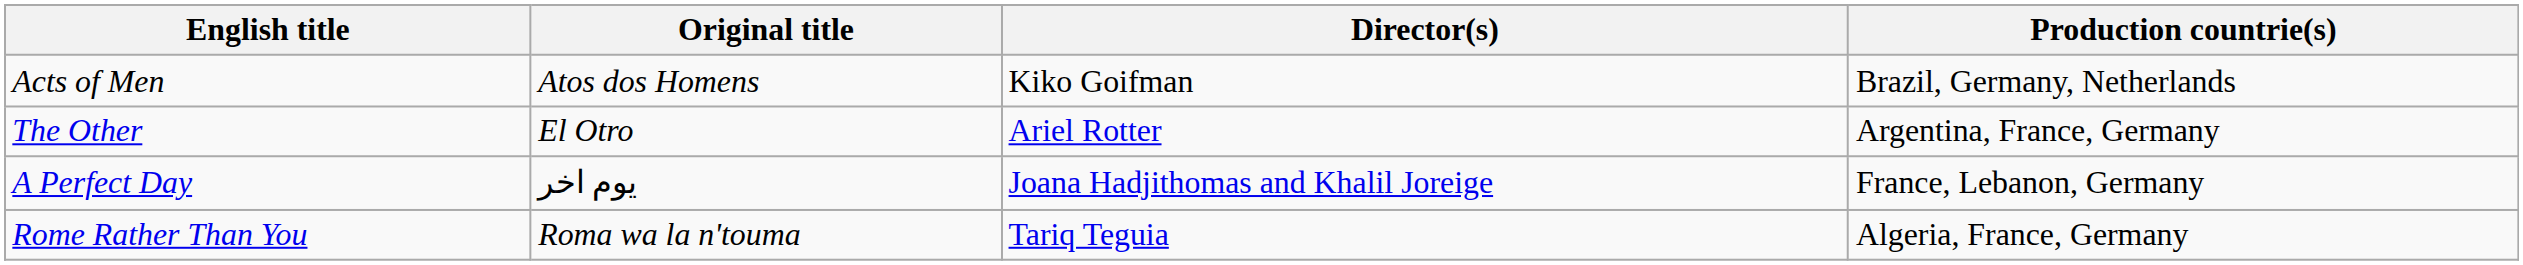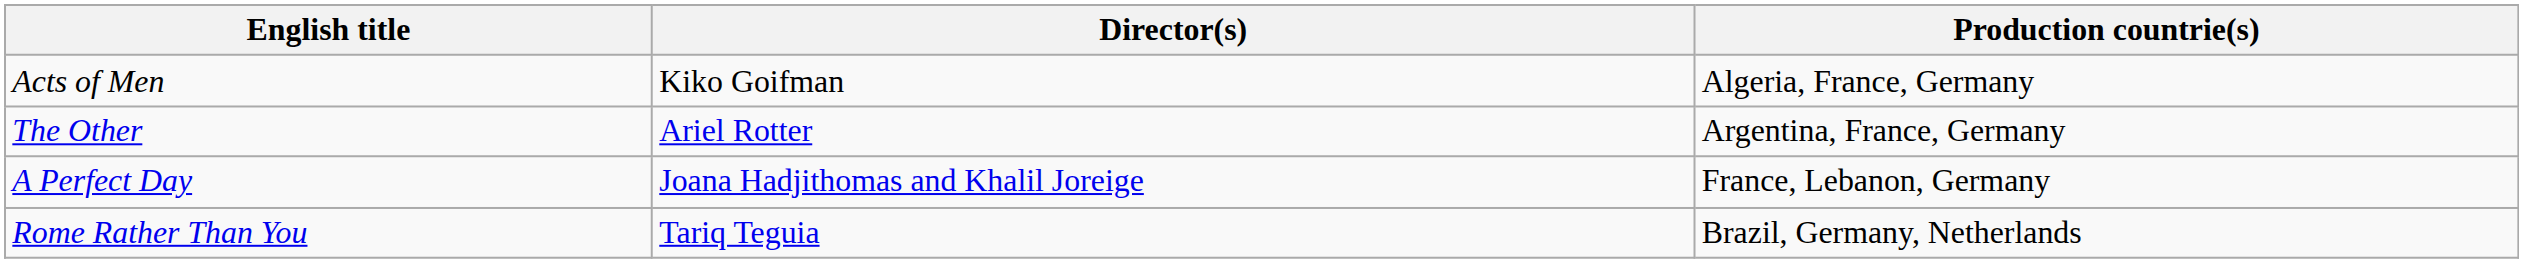- column: (766, 29)
(2046, 80) Brazil, Germany, Netherlands -> (1868, 80) Algeria, France, Germany
(2022, 233) Algeria, France, Germany -> (1892, 231) Brazil, Germany, Netherlands
